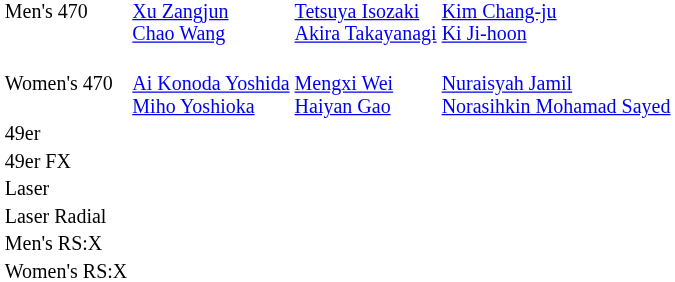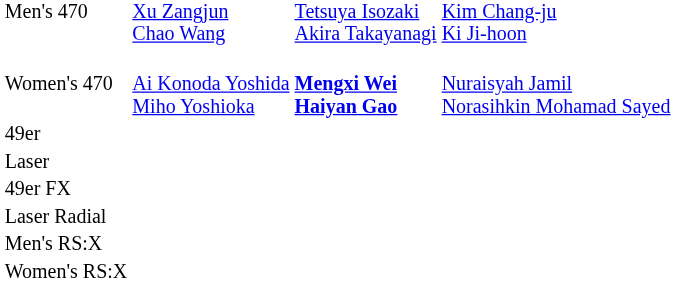(344, 95) normal -> (346, 95) bold
rows swapped: (38, 161) <-> (27, 188)
